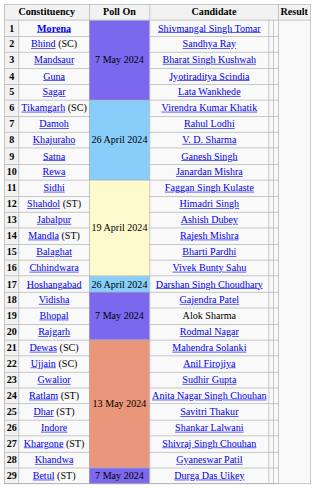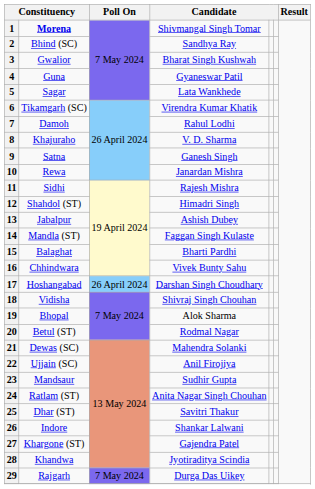(54, 60) Mandsaur -> (54, 60) Gwalior
(209, 76) Jyotiraditya Scindia -> (209, 76) Gyaneswar Patil
(209, 188) Faggan Singh Kulaste -> (209, 188) Rajesh Mishra
(209, 236) Rajesh Mishra -> (209, 236) Faggan Singh Kulaste
(209, 300) Gajendra Patel -> (209, 300) Shivraj Singh Chouhan
(54, 332) Rajgarh -> (54, 332) Betul (ST)
(54, 380) Gwalior -> (54, 380) Mandsaur
(209, 444) Shivraj Singh Chouhan -> (209, 444) Gajendra Patel
(209, 460) Gyaneswar Patil -> (209, 460) Jyotiraditya Scindia
(54, 476) Betul (ST) -> (54, 476) Rajgarh
